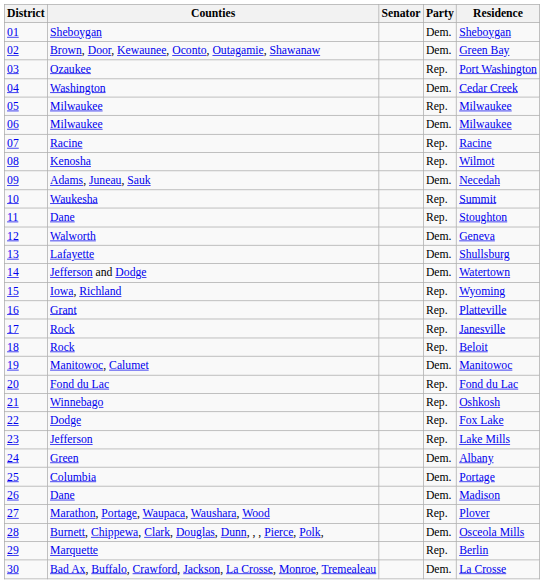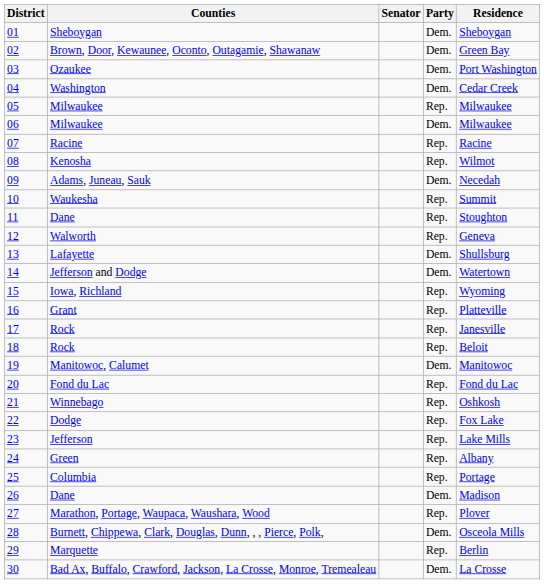(437, 69) Rep. -> (439, 69) Dem.
(439, 236) Dem. -> (437, 236) Rep.
(439, 458) Dem. -> (437, 458) Rep.
(439, 476) Dem. -> (437, 476) Rep.
